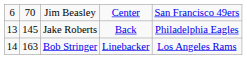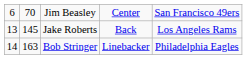(197, 29) Philadelphia Eagles -> (197, 29) Los Angeles Rams
(197, 46) Los Angeles Rams -> (197, 46) Philadelphia Eagles
